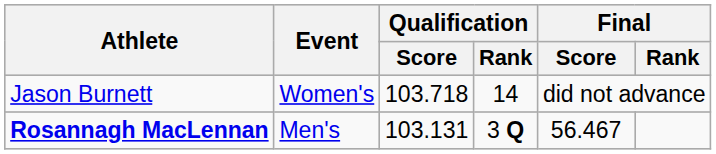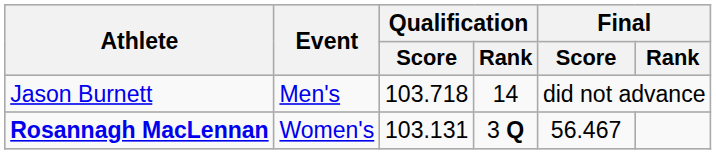(327, 94) Women's -> (310, 94) Men's
(310, 131) Men's -> (327, 131) Women's
